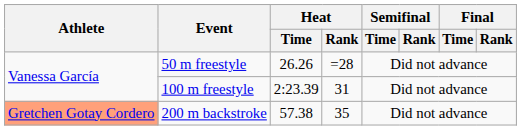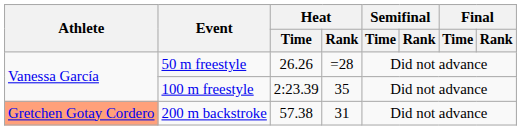(342, 89) 31 -> (342, 89) 35
(342, 113) 35 -> (342, 113) 31
